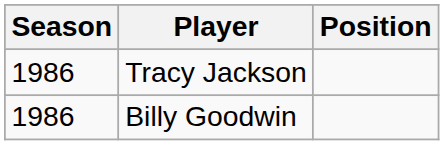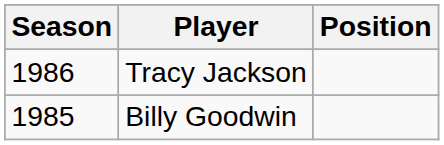(43, 116) 1986 -> (43, 116) 1985
